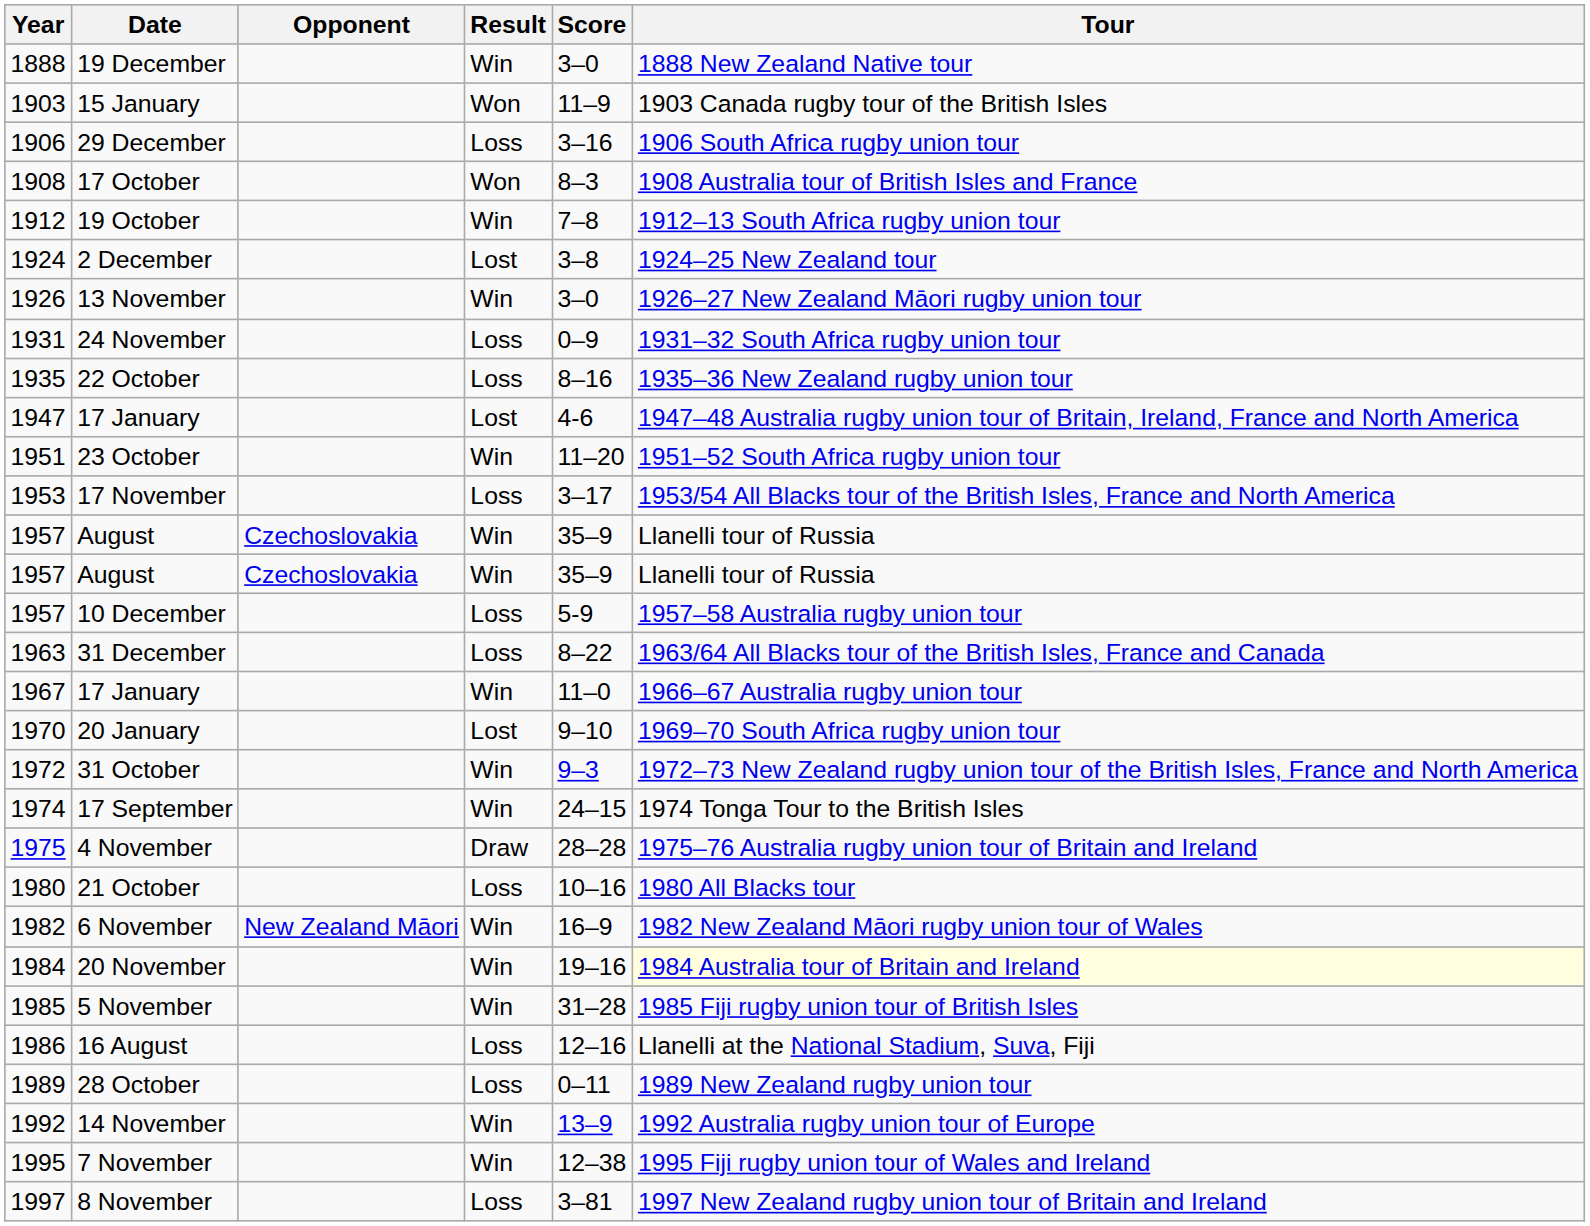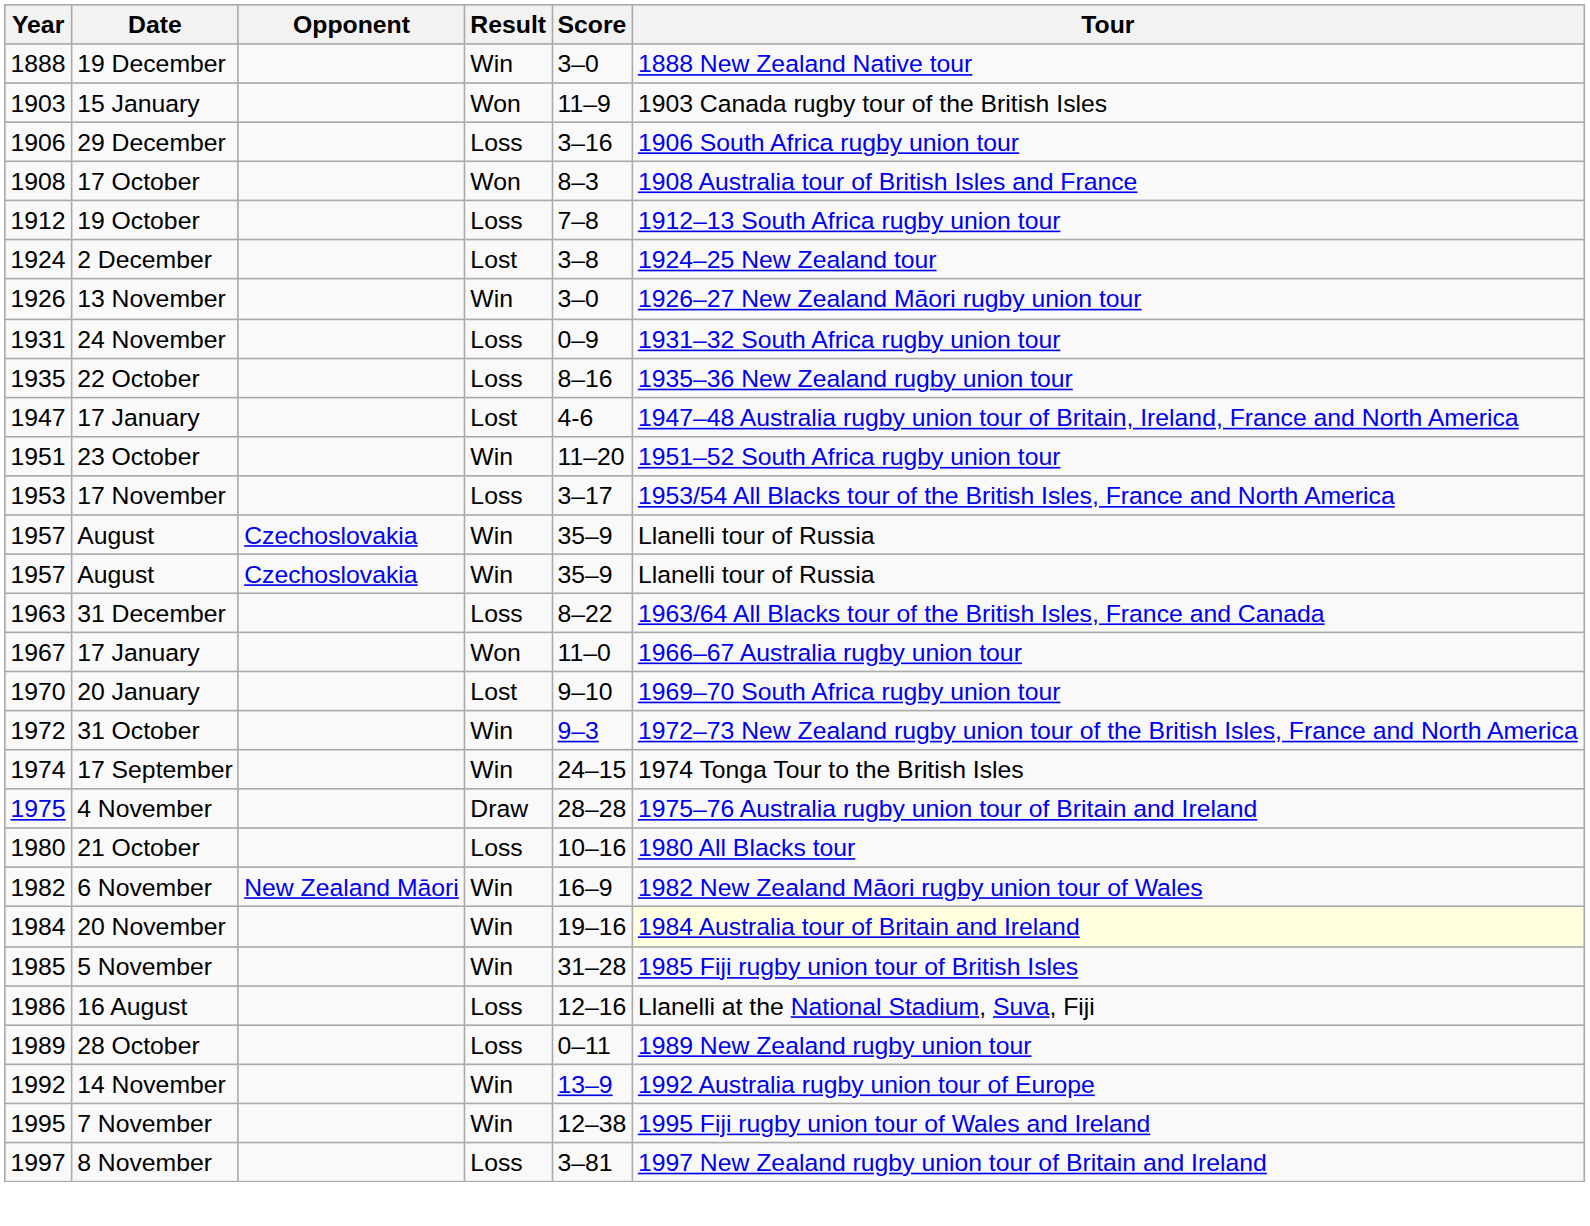(492, 221) Win -> (497, 221) Loss
- row: (38, 613)
(492, 691) Win -> (496, 652) Won
